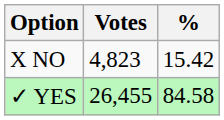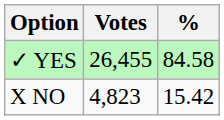rows swapped: (43, 96) <-> (38, 58)
